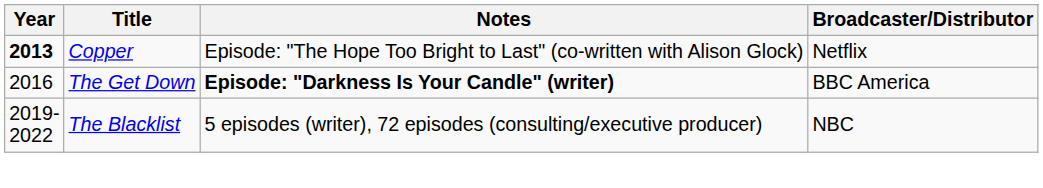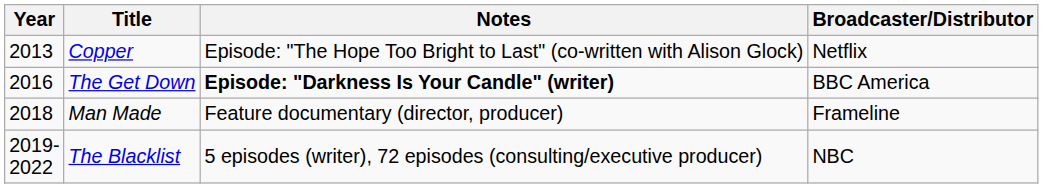(31, 51) bold -> (31, 51) normal
+ row: (115, 113)
